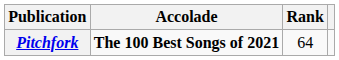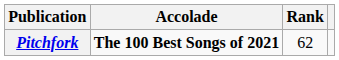(305, 42) 64 -> (305, 42) 62
